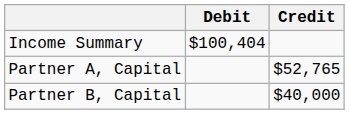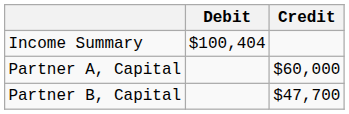(307, 70) $52,765 -> (307, 70) $60,000
(307, 96) $40,000 -> (307, 96) $47,700
